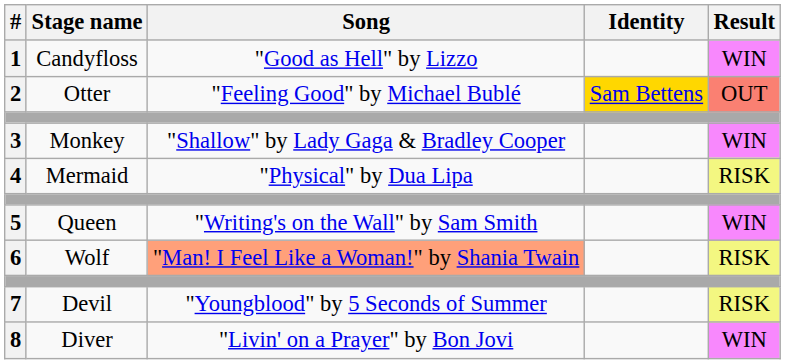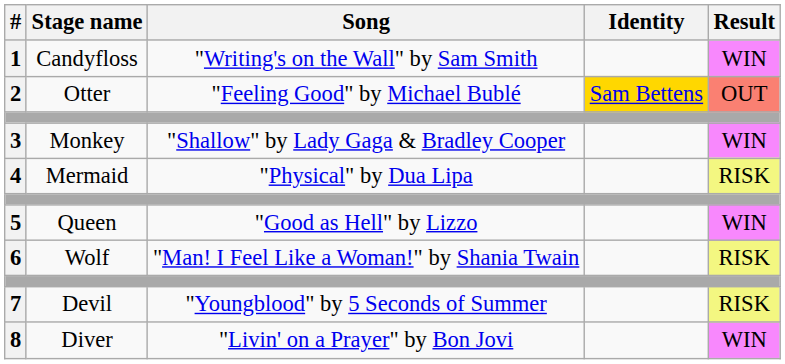(366, 58) "Good as Hell" by Lizzo -> (366, 58) "Writing's on the Wall" by Sam Smith
(366, 222) "Writing's on the Wall" by Sam Smith -> (366, 222) "Good as Hell" by Lizzo
(366, 257) lightsalmon background -> (366, 257) no background
